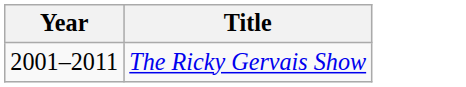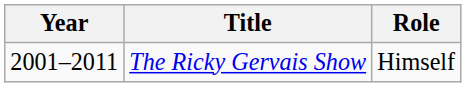+ column: (416, 23)
